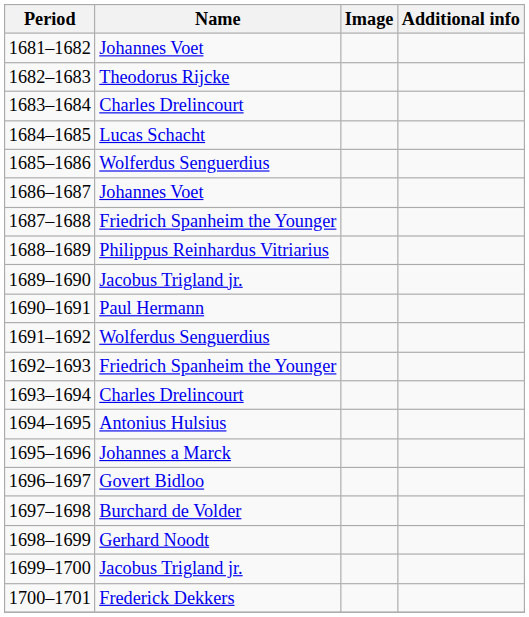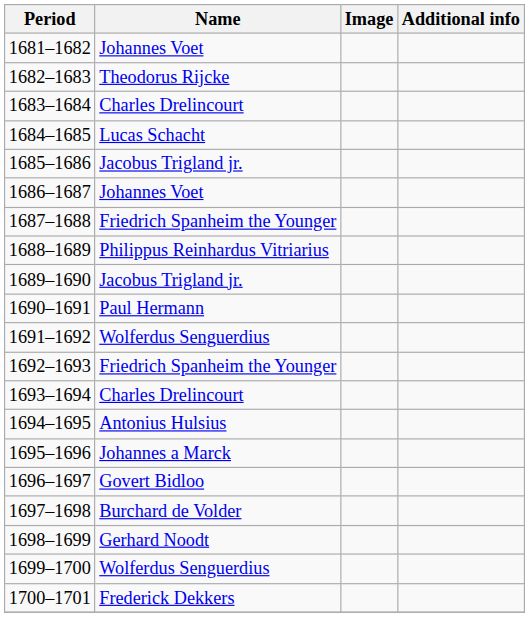(184, 163) Wolferdus Senguerdius -> (171, 163) Jacobus Trigland jr.
(171, 568) Jacobus Trigland jr. -> (184, 568) Wolferdus Senguerdius
